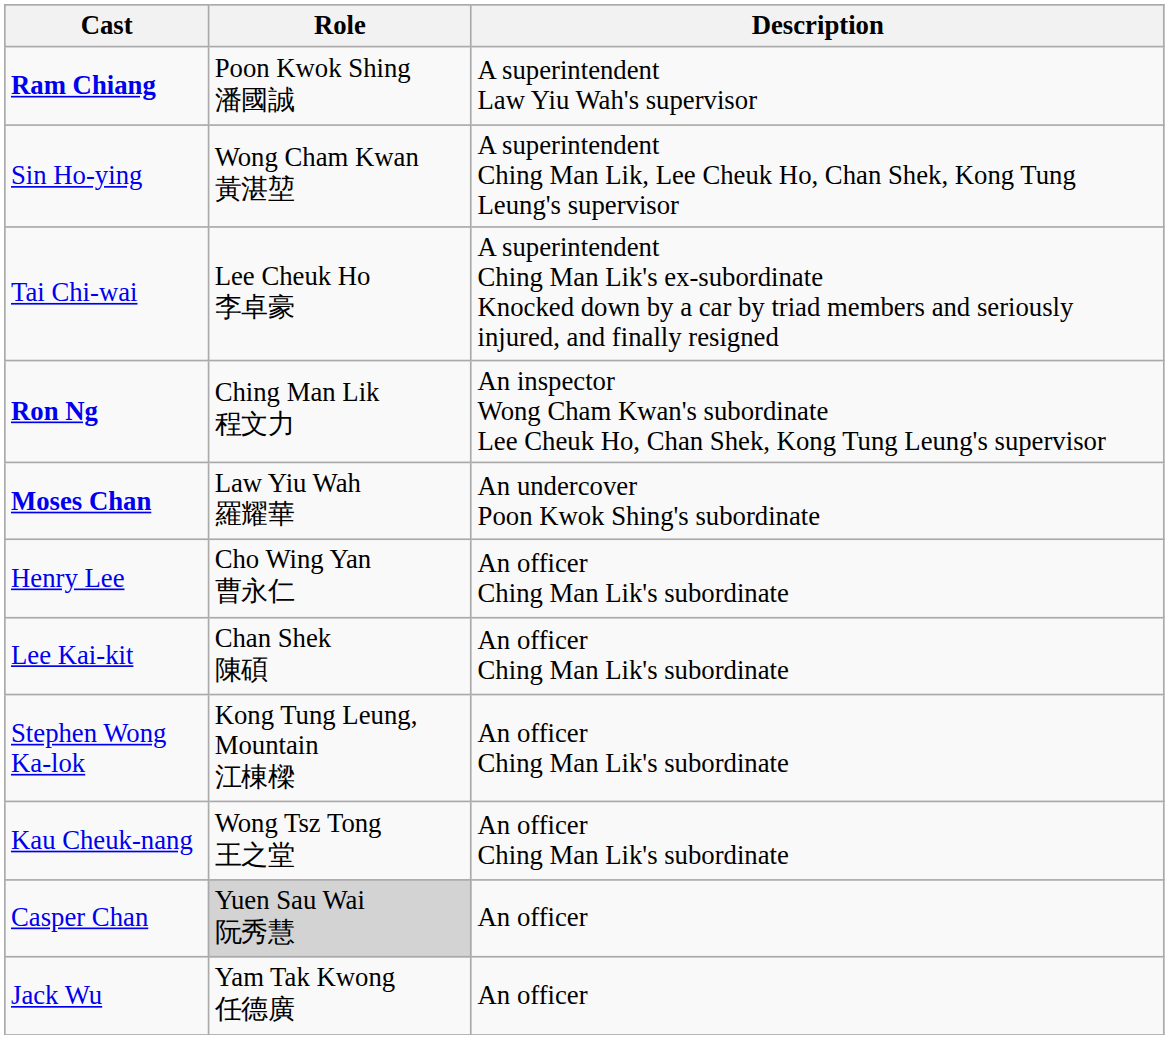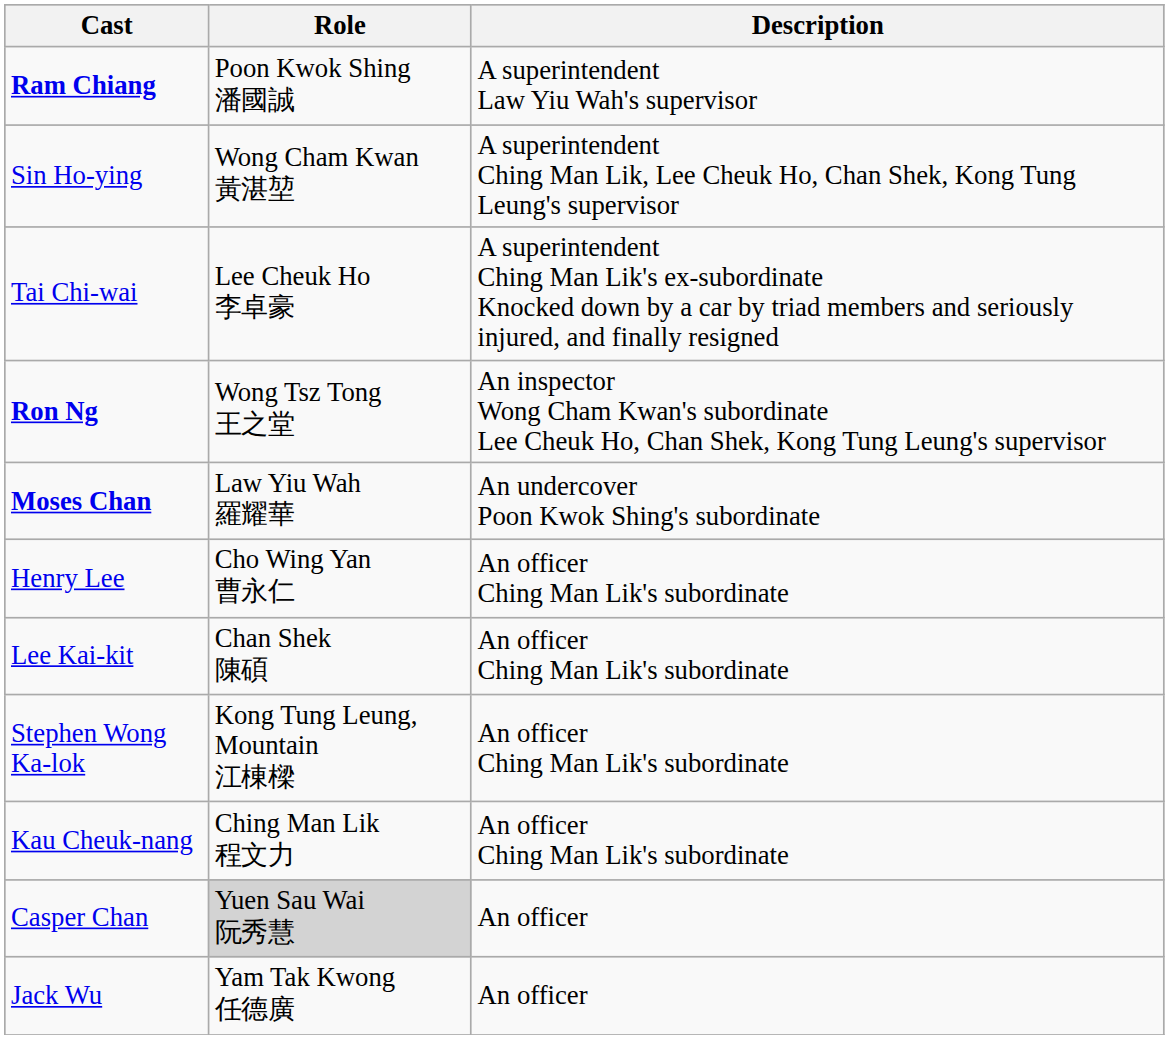(297, 408) Ching Man Lik 程文力 -> (298, 408) Wong Tsz Tong 王之堂
(298, 838) Wong Tsz Tong 王之堂 -> (297, 838) Ching Man Lik 程文力
